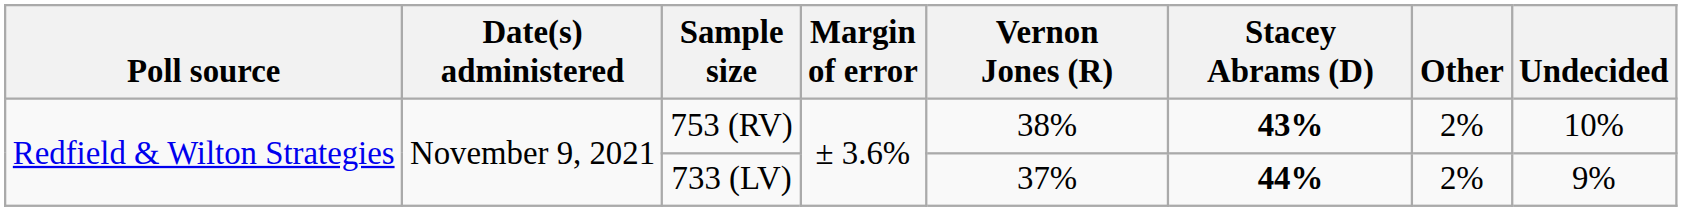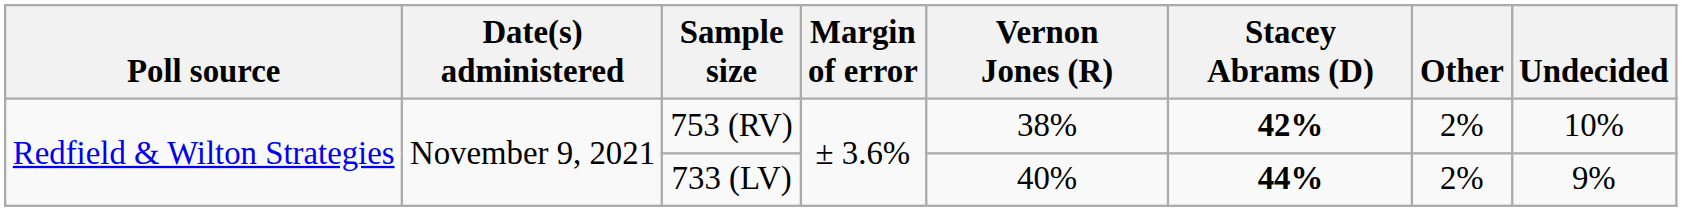(1290, 124) 43% -> (1290, 124) 42%
(1047, 179) 37% -> (1047, 179) 40%
